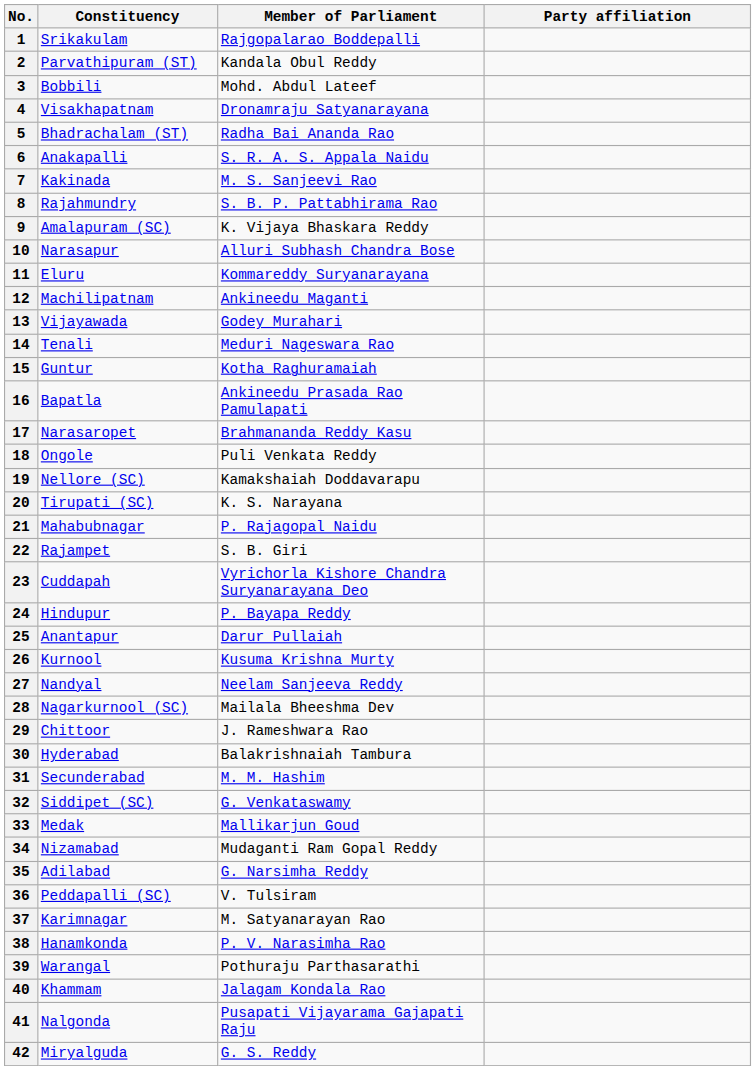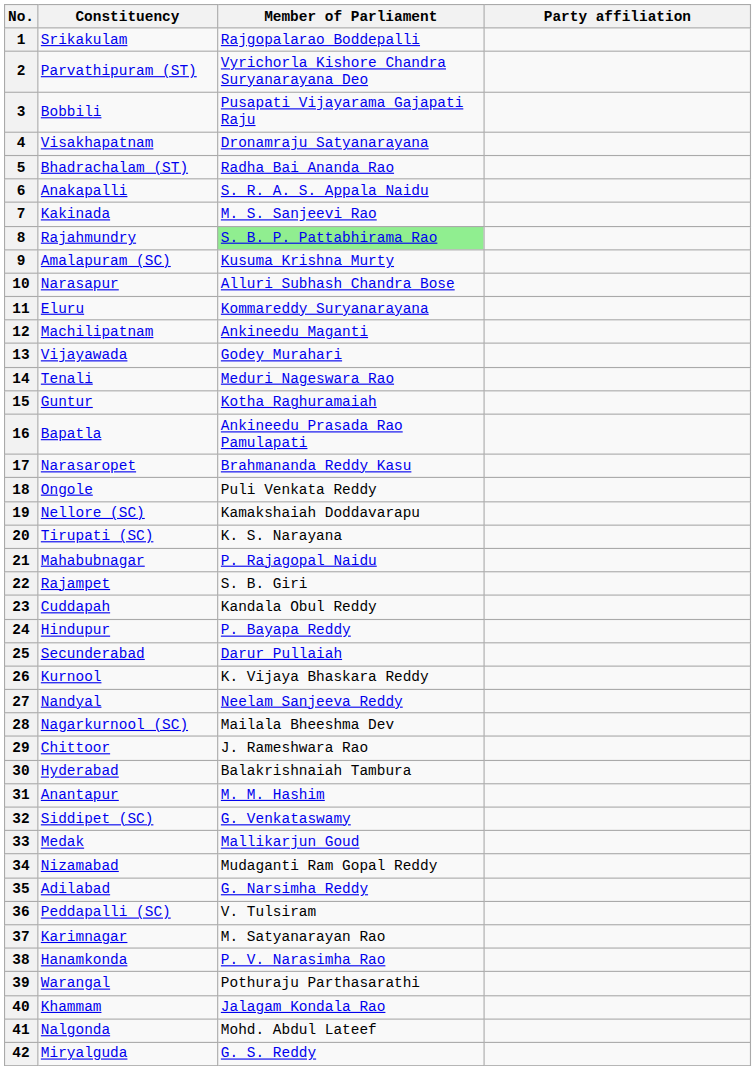(299, 63) Kandala Obul Reddy -> (333, 72) Vyrichorla Kishore Chandra Suryanarayana Deo
(299, 87) Mohd. Abdul Lateef -> (342, 112) Pusapati Vijayarama Gajapati Raju
(329, 204) no background -> (329, 238) lightgreen background
(325, 228) K. Vijaya Bhaskara Reddy -> (307, 261) Kusuma Krishna Murty
(333, 582) Vyrichorla Kishore Chandra Suryanarayana Deo -> (299, 607) Kandala Obul Reddy
(80, 638) Anantapur -> (93, 654) Secunderabad
(307, 661) Kusuma Krishna Murty -> (325, 678) K. Vijaya Bhaskara Reddy
(93, 779) Secunderabad -> (80, 795) Anantapur
(342, 1022) Pusapati Vijayarama Gajapati Raju -> (299, 1031) Mohd. Abdul Lateef
